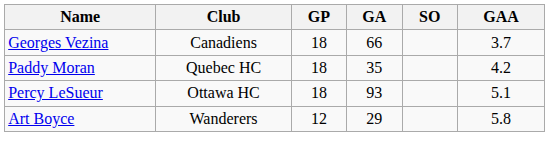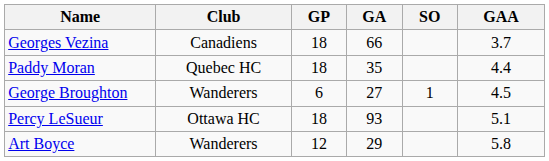(501, 67) 4.2 -> (501, 67) 4.4
+ row: (68, 93)
